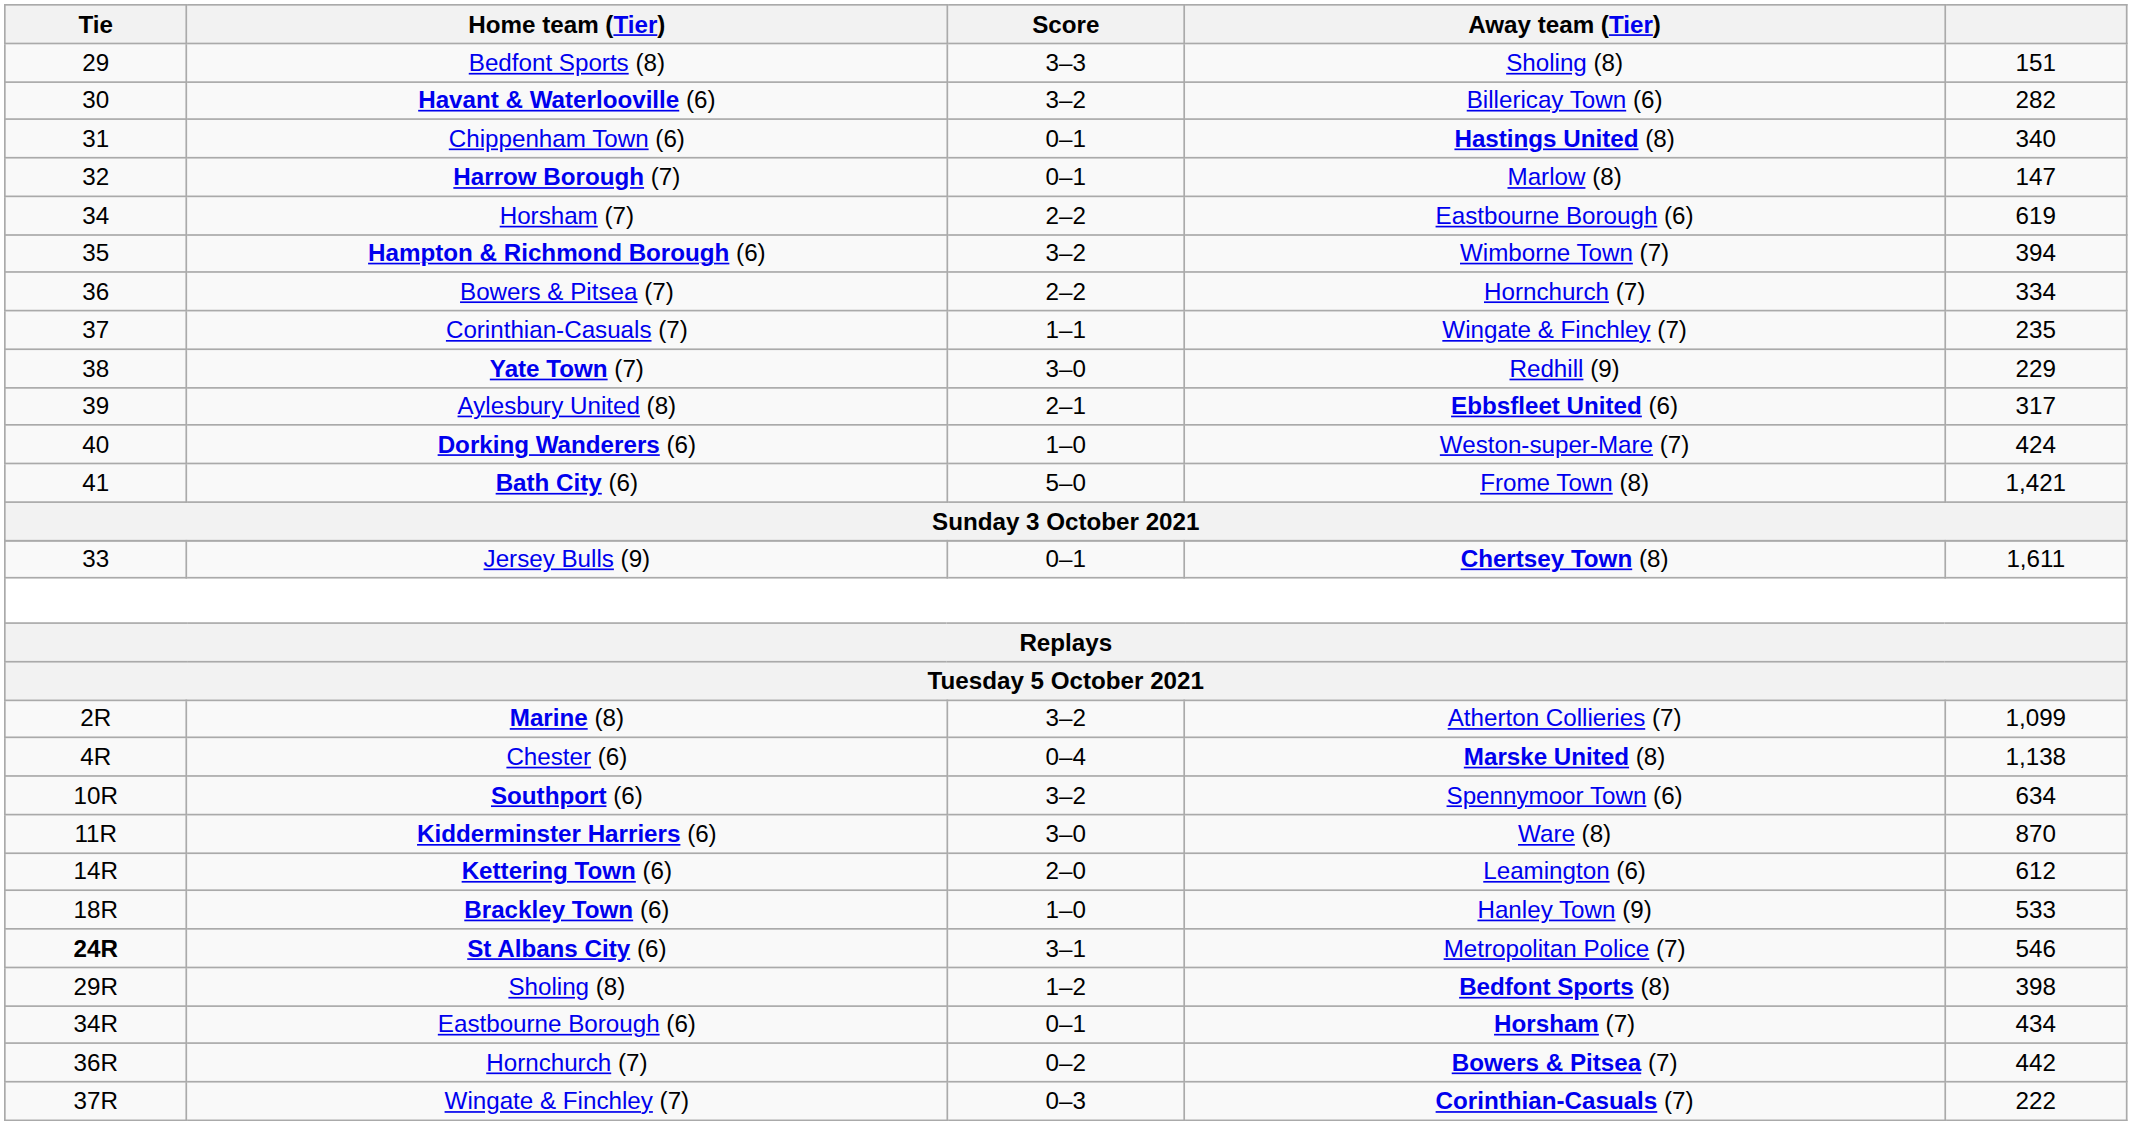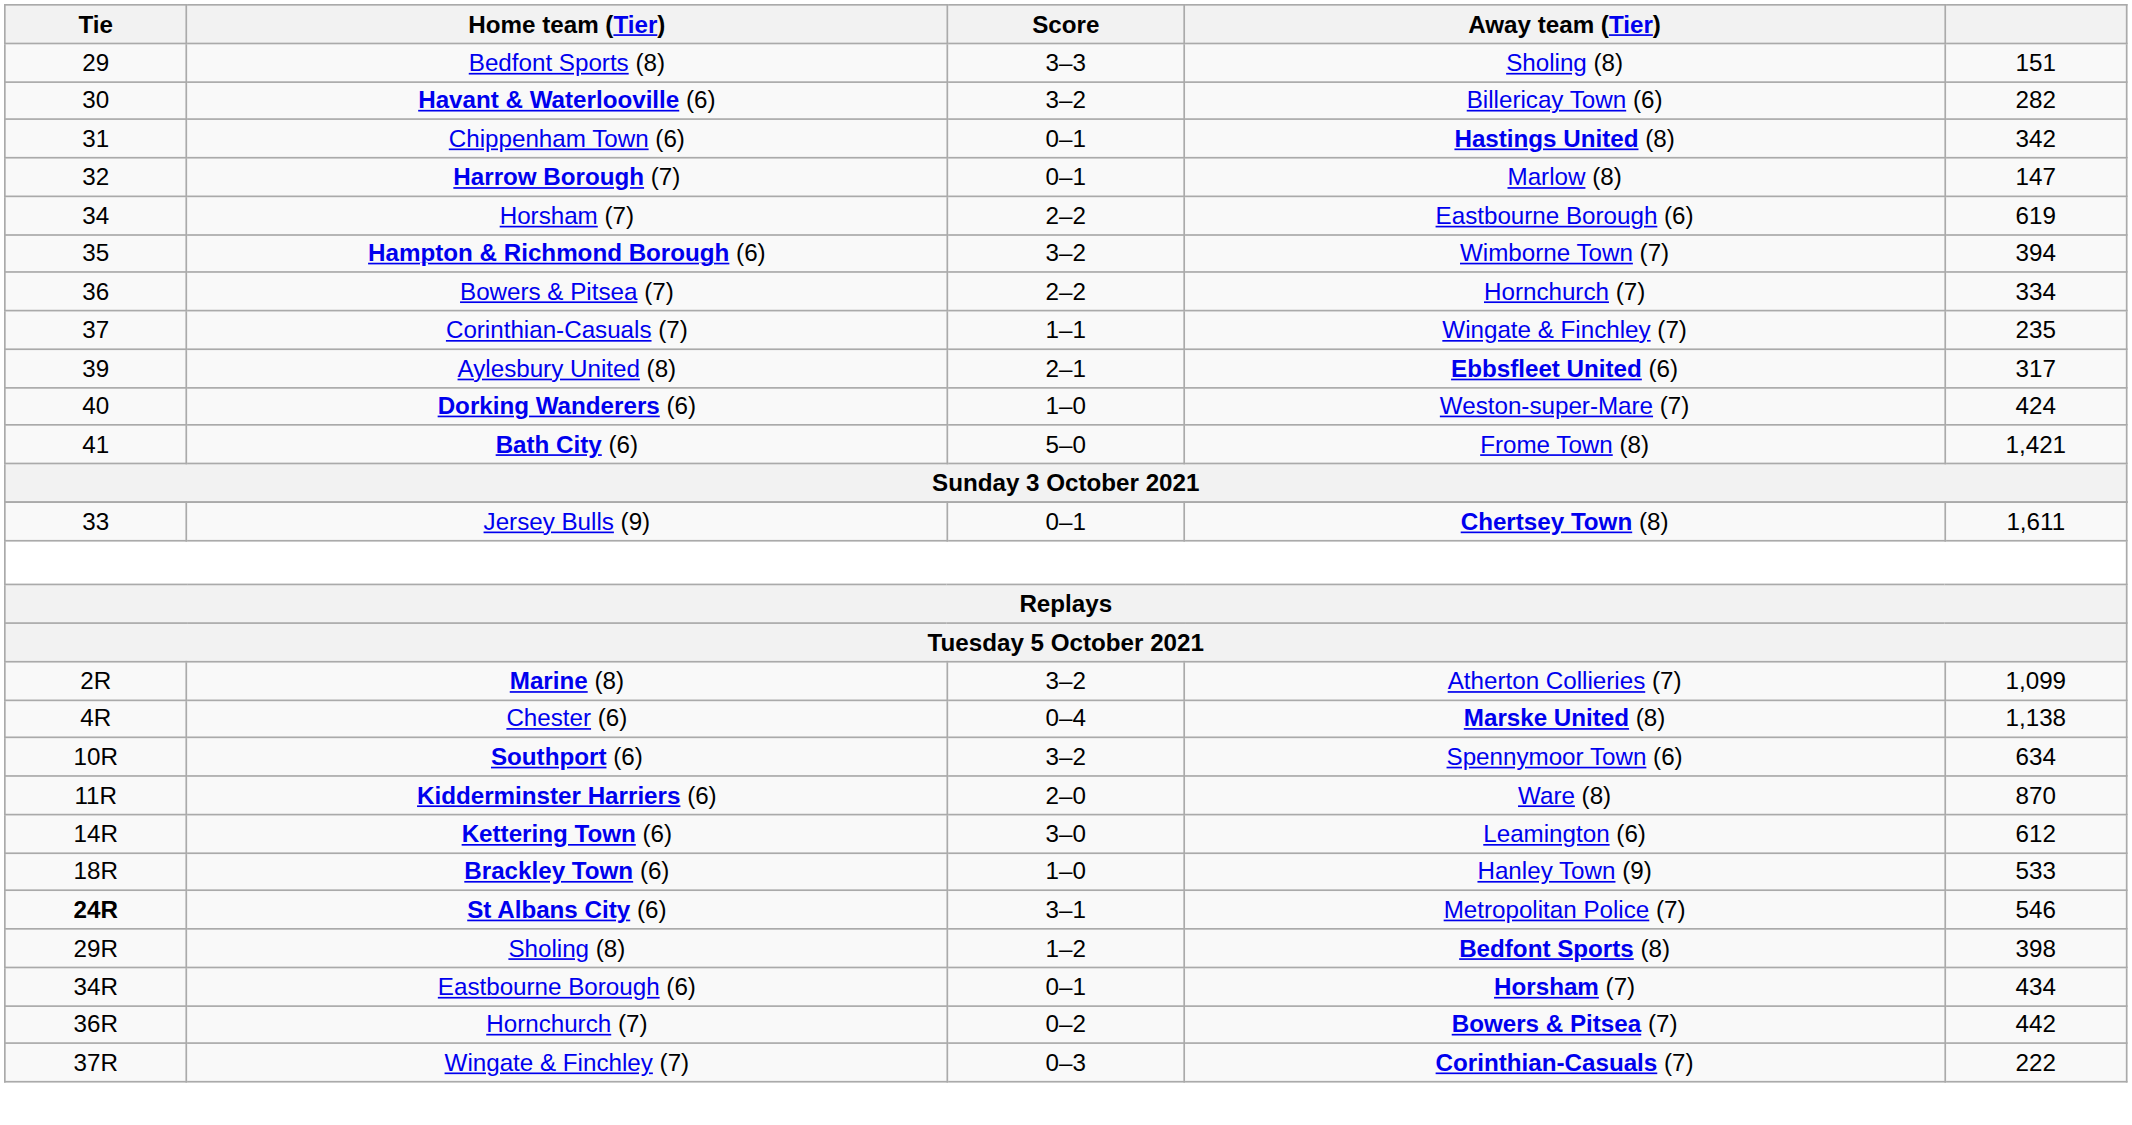(2036, 139) 340 -> (2036, 139) 342
- row: (567, 368)
(1066, 834) 3–0 -> (1066, 795) 2–0
(1066, 872) 2–0 -> (1066, 834) 3–0
